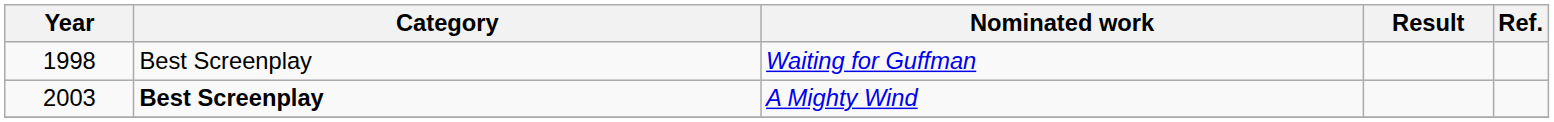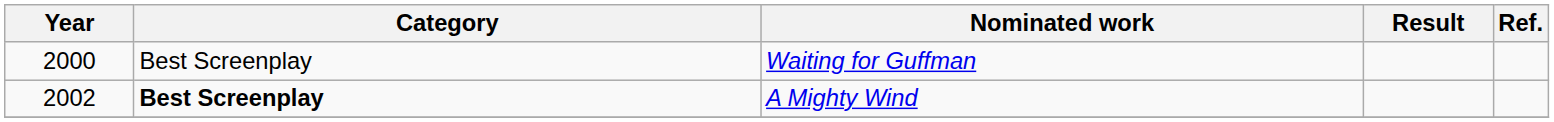(69, 60) 1998 -> (69, 60) 2000
(69, 98) 2003 -> (69, 98) 2002
